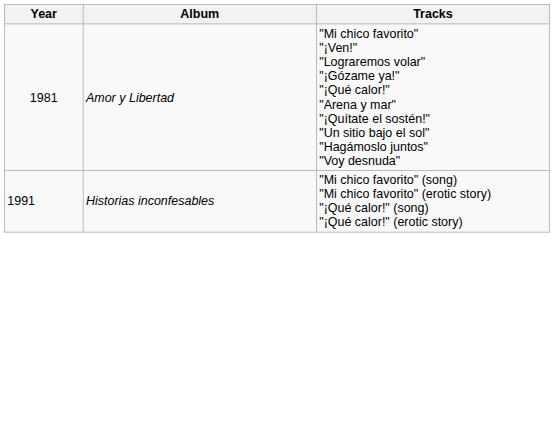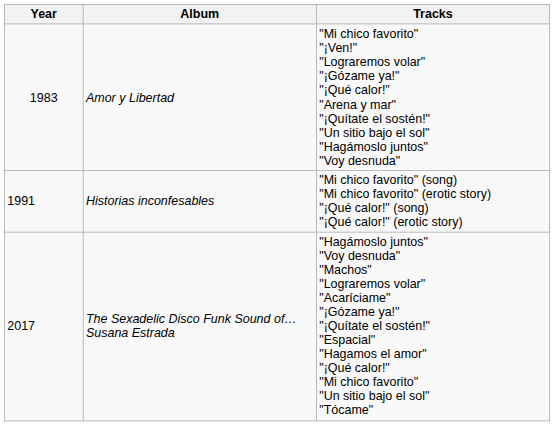(44, 97) 1981 -> (44, 97) 1983
+ row: (191, 326)
